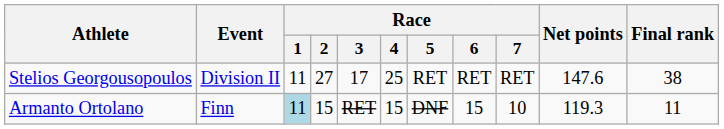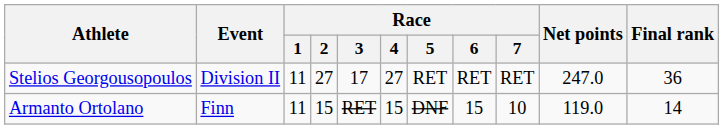(394, 78) 25 -> (394, 78) 27
(583, 78) 147.6 -> (583, 78) 247.0
(673, 78) 38 -> (673, 78) 36
(298, 108) lightblue background -> (298, 108) no background
(583, 108) 119.3 -> (583, 108) 119.0
(673, 108) 11 -> (673, 108) 14
